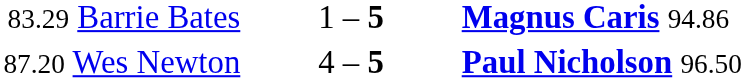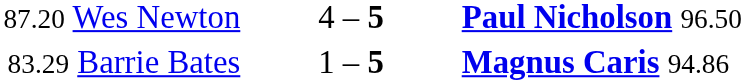rows swapped: (124, 17) <-> (122, 62)
